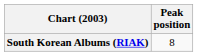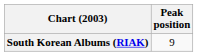(172, 42) 8 -> (172, 42) 9
